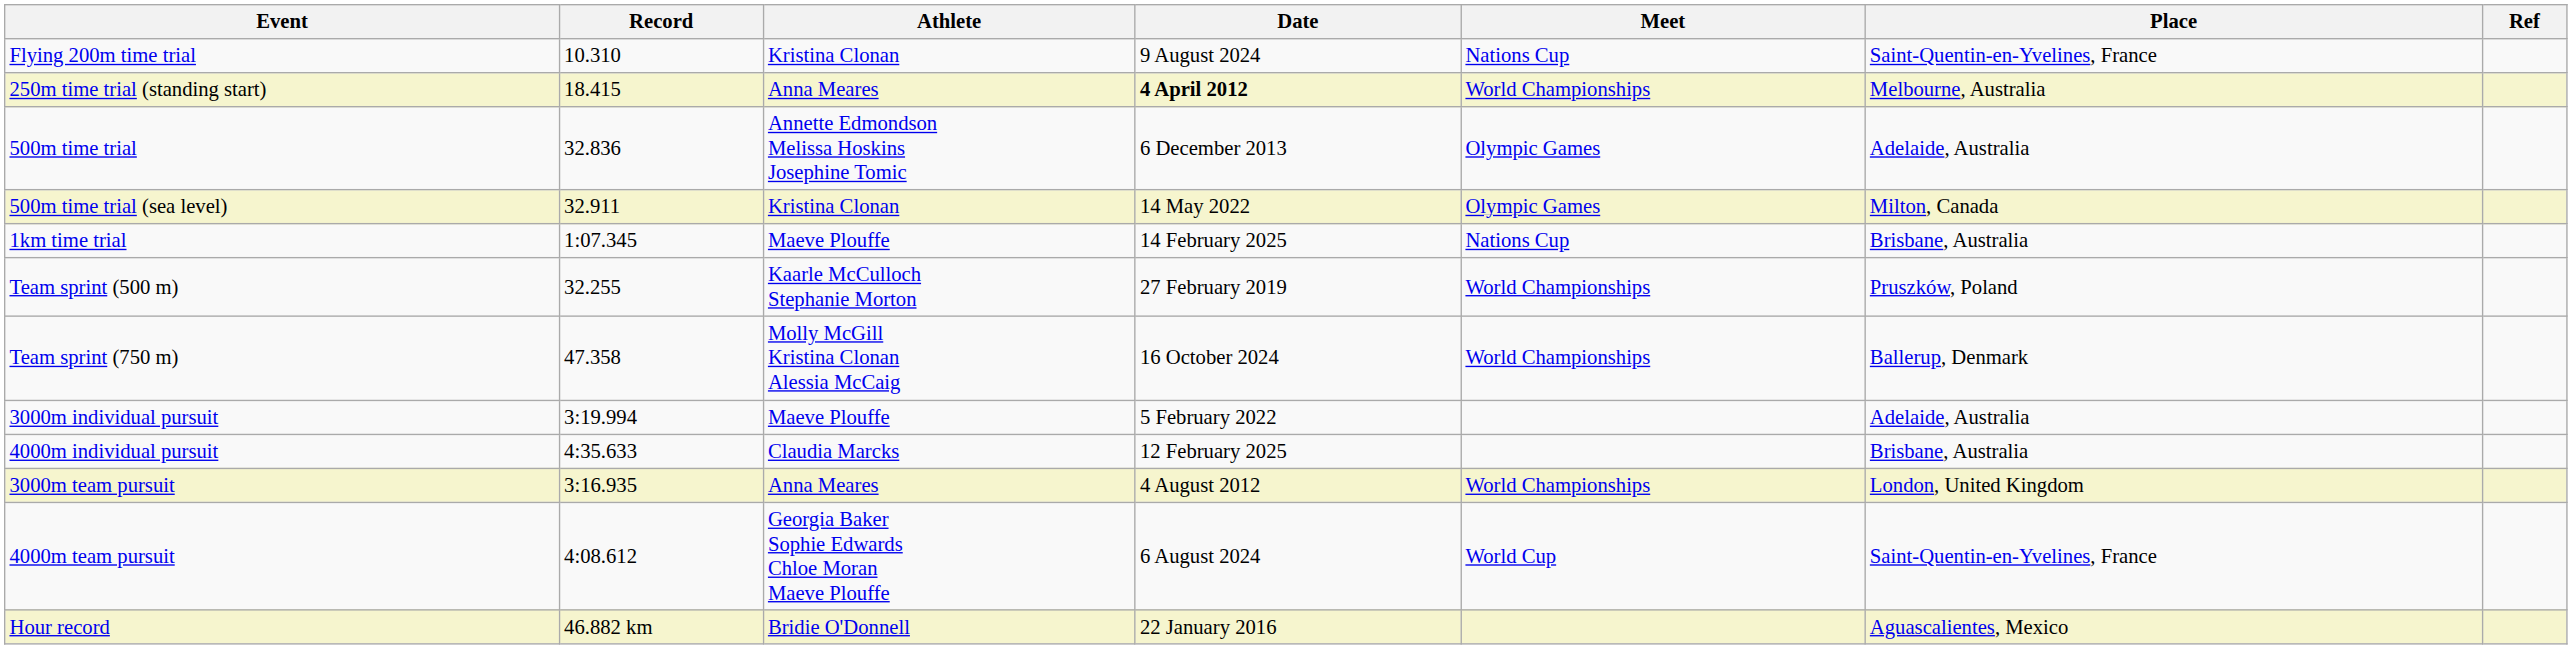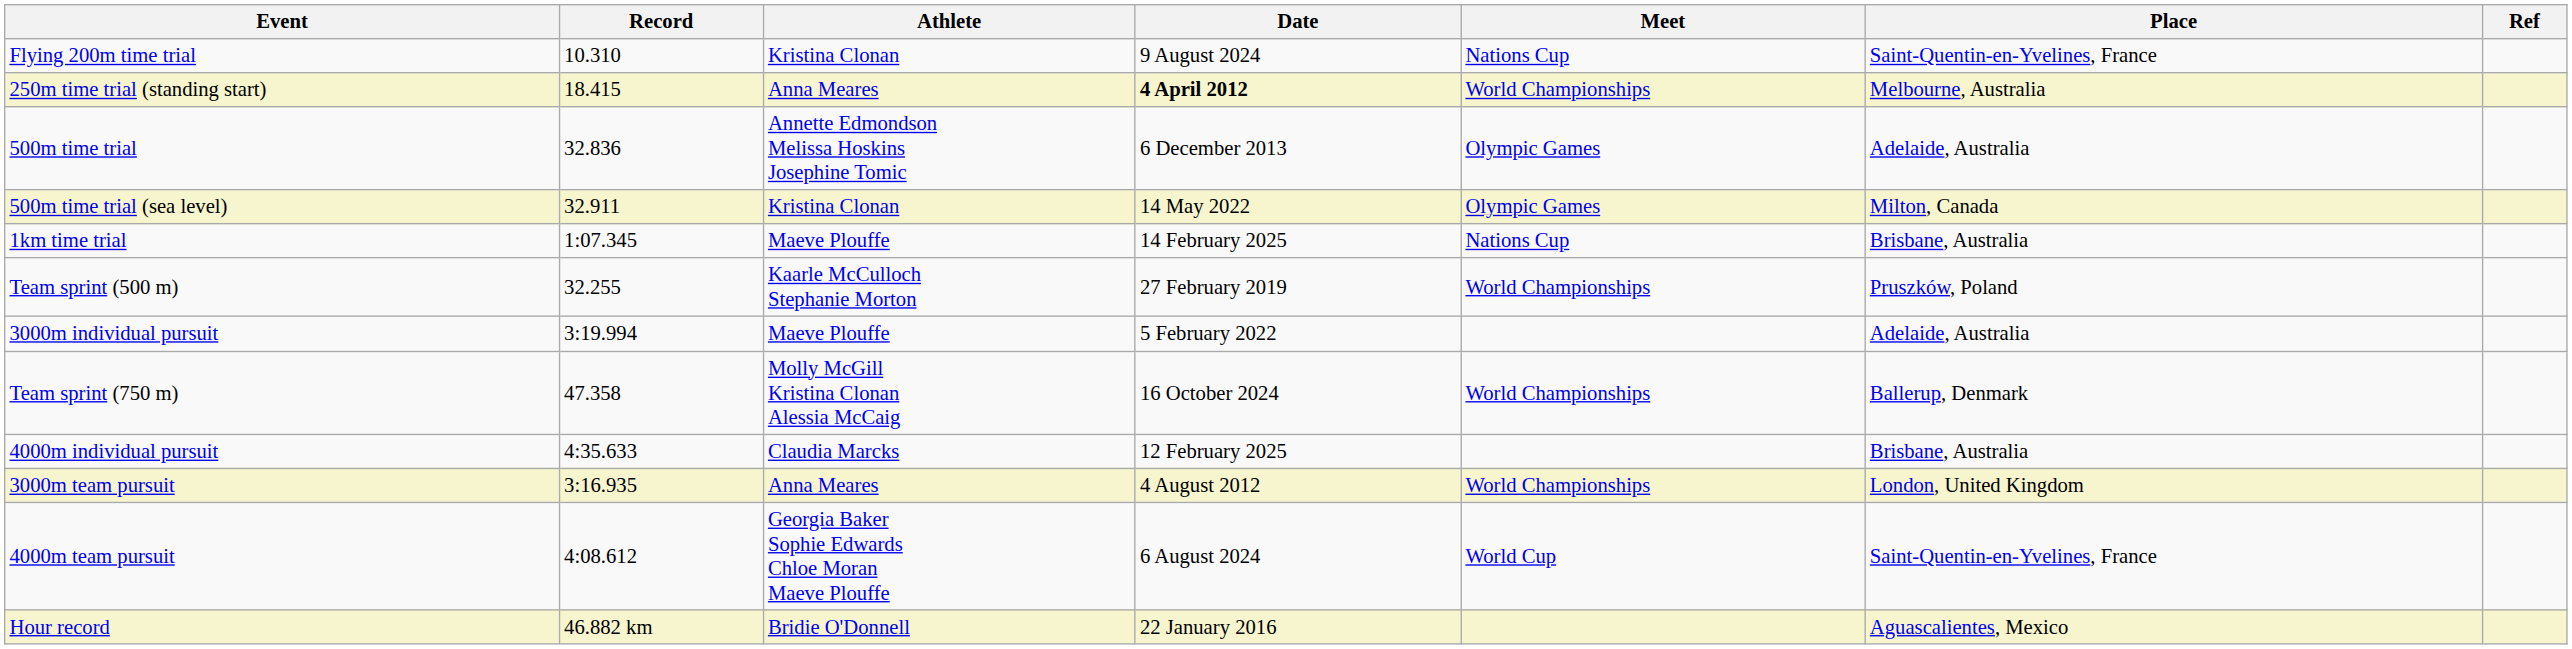rows swapped: (94, 358) <-> (114, 416)
